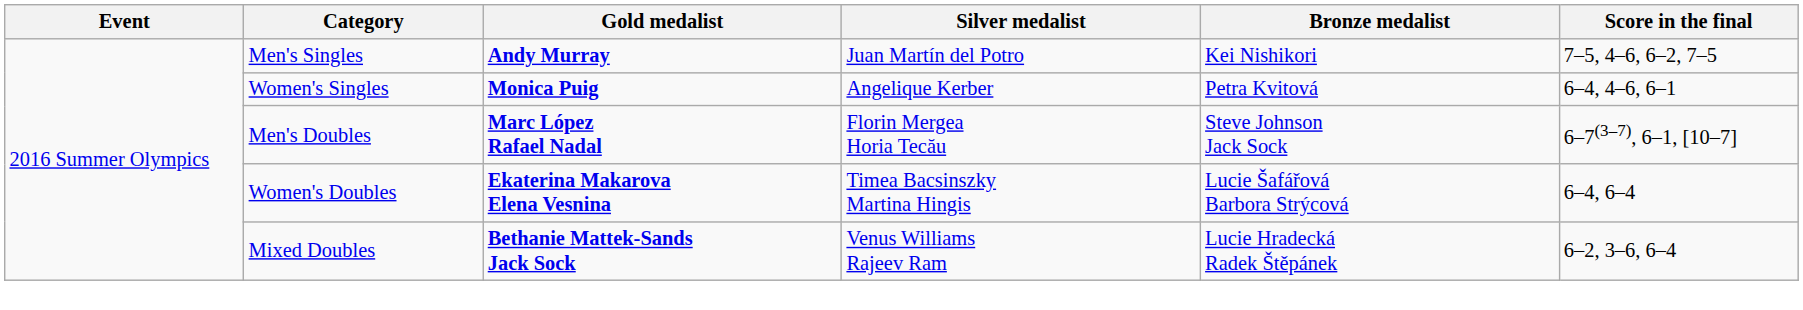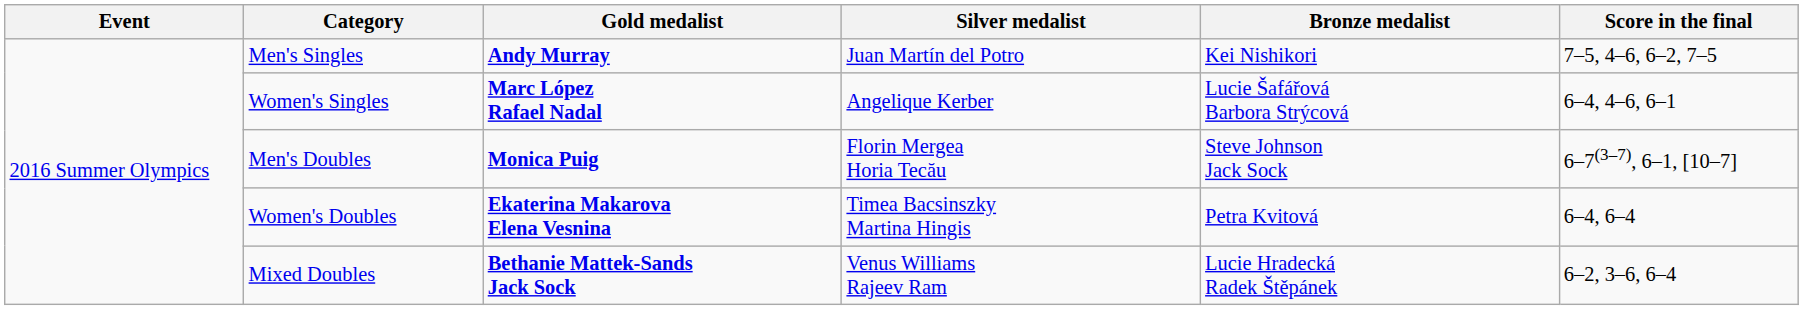(543, 89) Monica Puig -> (545, 101) Marc López Rafael Nadal
(1262, 89) Petra Kvitová -> (1277, 101) Lucie Šafářová Barbora Strýcová
(545, 134) Marc López Rafael Nadal -> (543, 159) Monica Puig
(1277, 192) Lucie Šafářová Barbora Strýcová -> (1262, 217) Petra Kvitová
